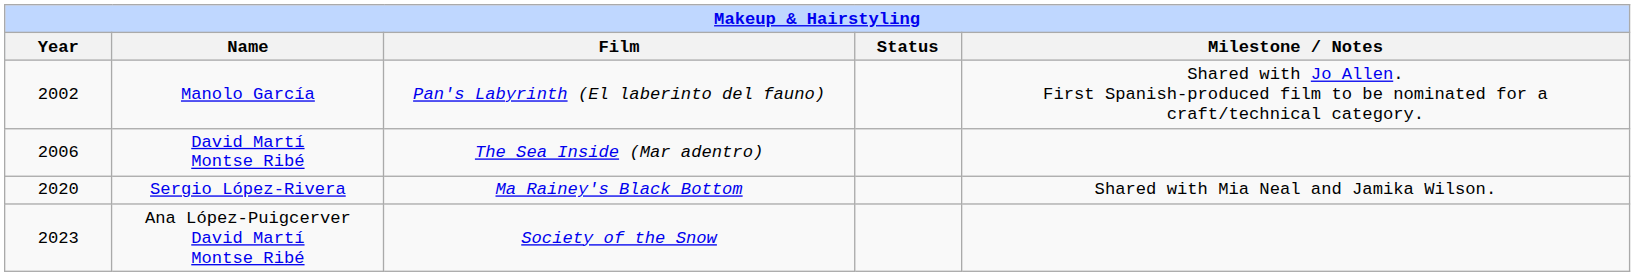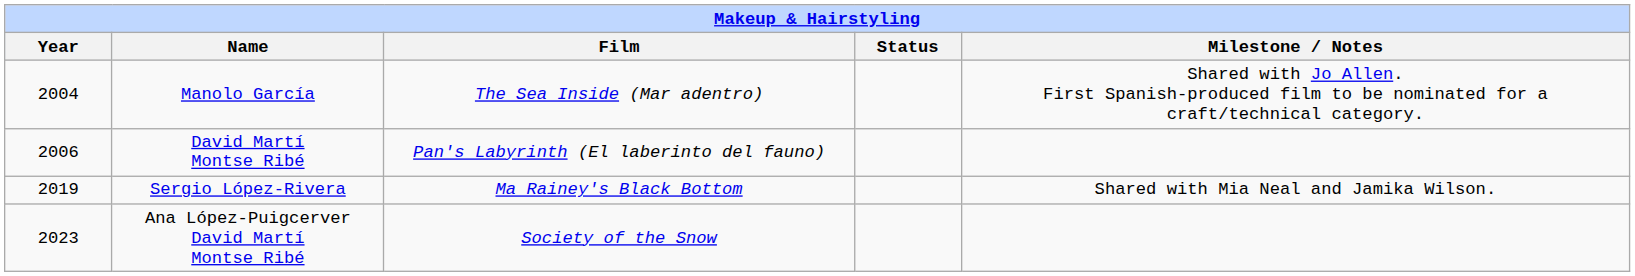(58, 94) 2002 -> (58, 94) 2004
(619, 94) Pan's Labyrinth (El laberinto del fauno) -> (619, 94) The Sea Inside (Mar adentro)
(619, 152) The Sea Inside (Mar adentro) -> (619, 152) Pan's Labyrinth (El laberinto del fauno)
(58, 190) 2020 -> (58, 190) 2019
